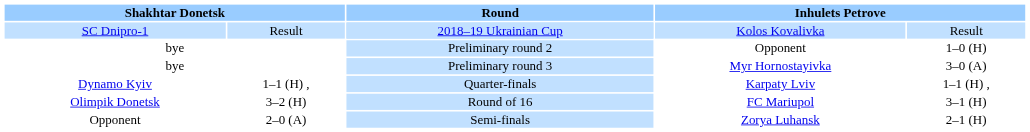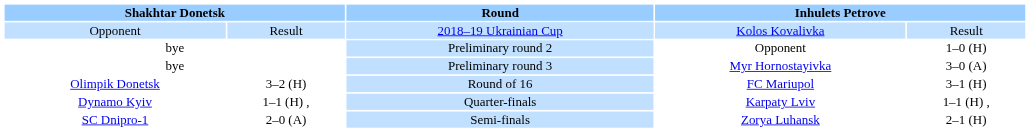(115, 30) SC Dnipro-1 -> (115, 30) Opponent
rows swapped: (500, 101) <-> (500, 84)
(115, 119) Opponent -> (115, 119) SC Dnipro-1
